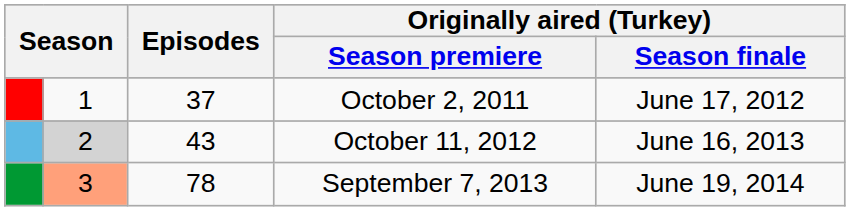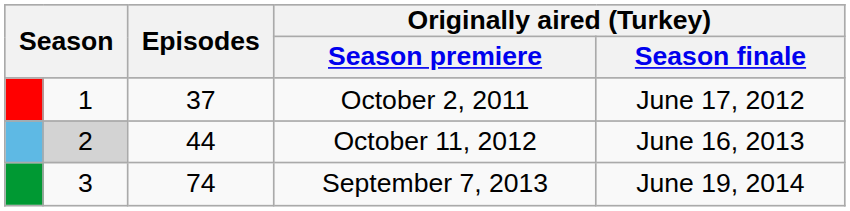(201, 141) 43 -> (201, 141) 44
(85, 183) lightsalmon background -> (85, 183) no background
(201, 183) 78 -> (201, 183) 74
